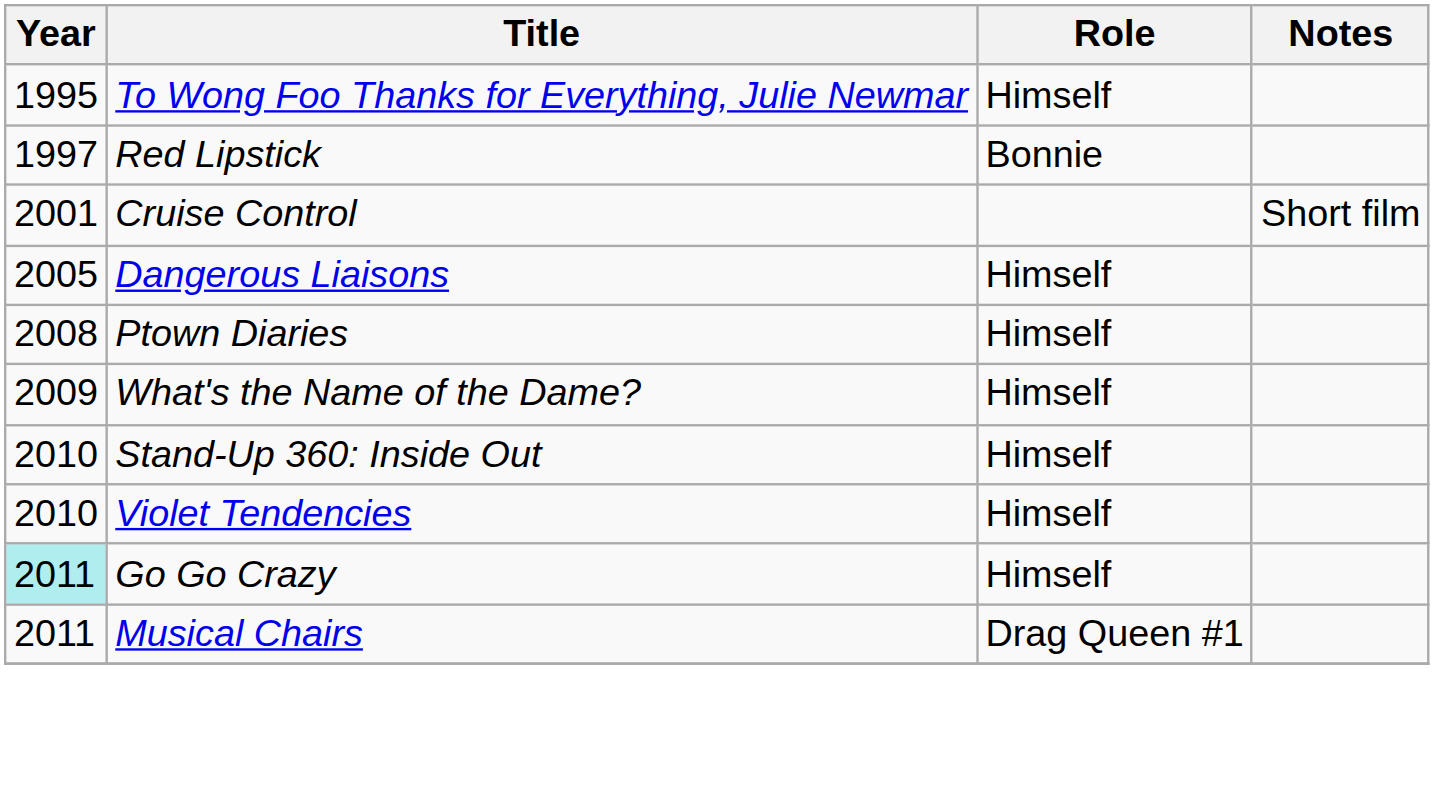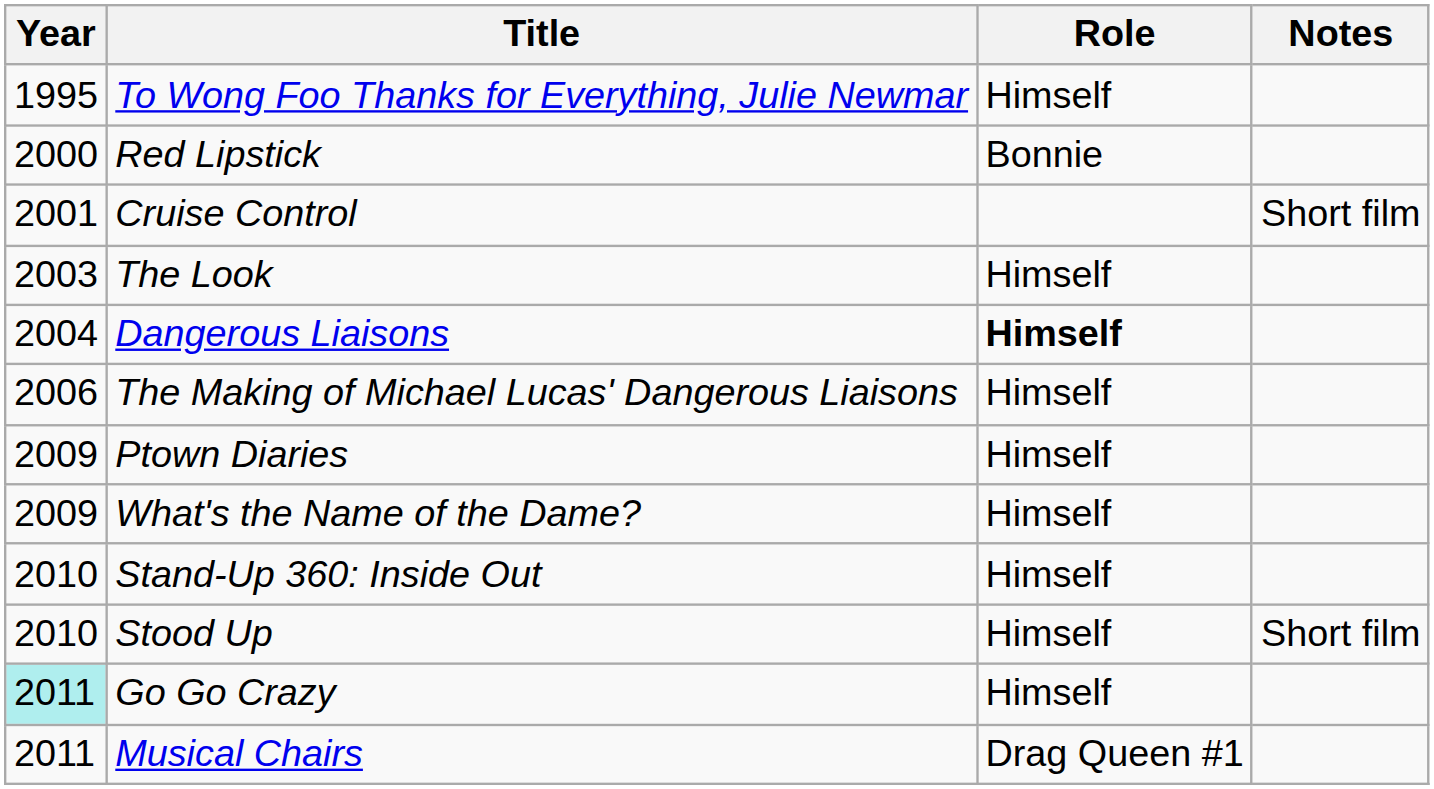(56, 154) 1997 -> (56, 154) 2000
+ row: (194, 273)
(56, 273) 2005 -> (56, 333) 2004
(1048, 273) normal -> (1054, 333) bold
+ row: (537, 393)
(56, 333) 2008 -> (56, 453) 2009
+ row: (194, 633)
- row: (263, 513)
